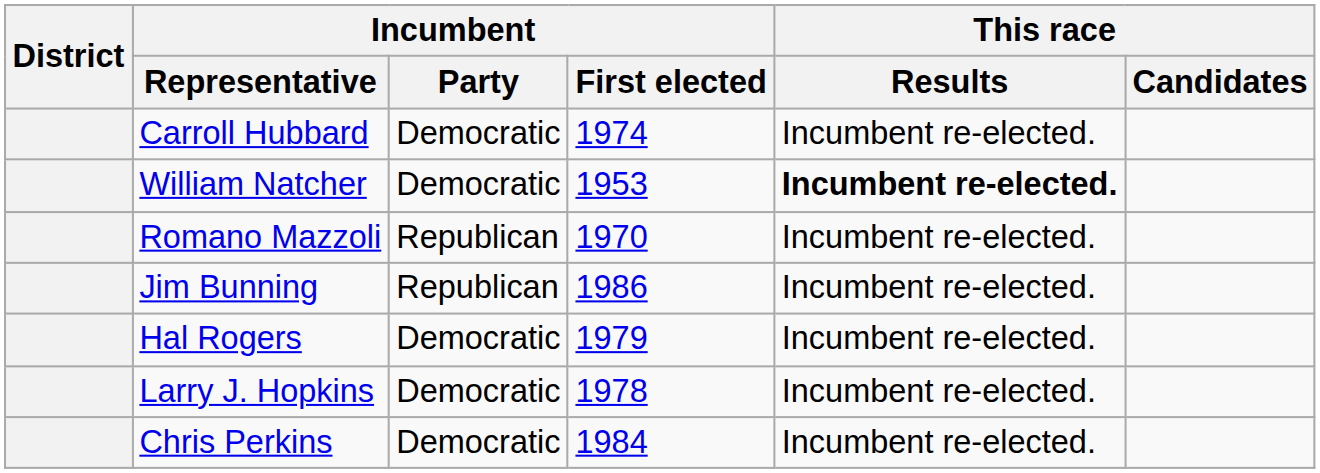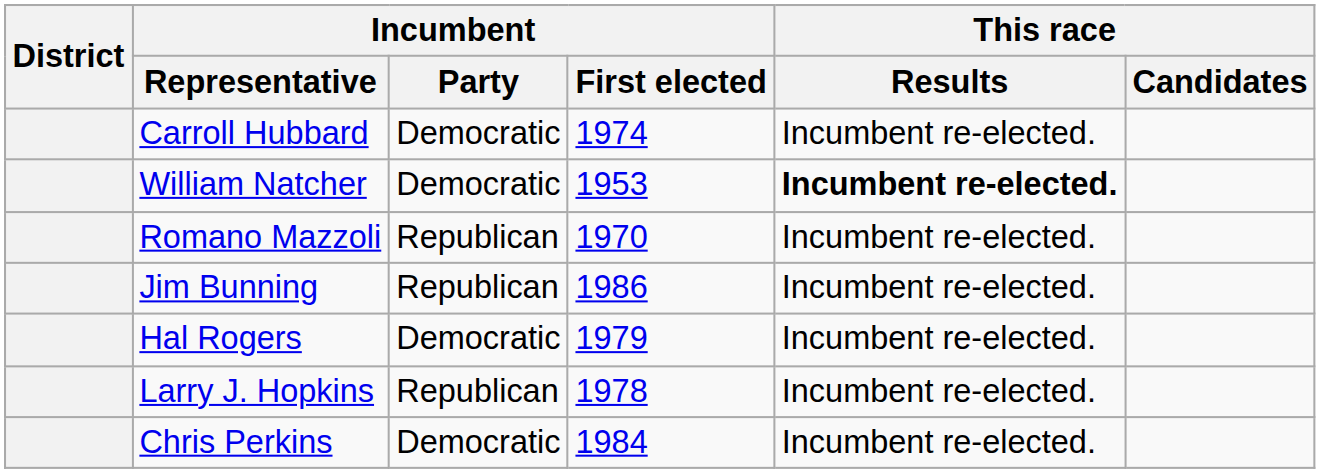(478, 390) Democratic -> (477, 390) Republican
